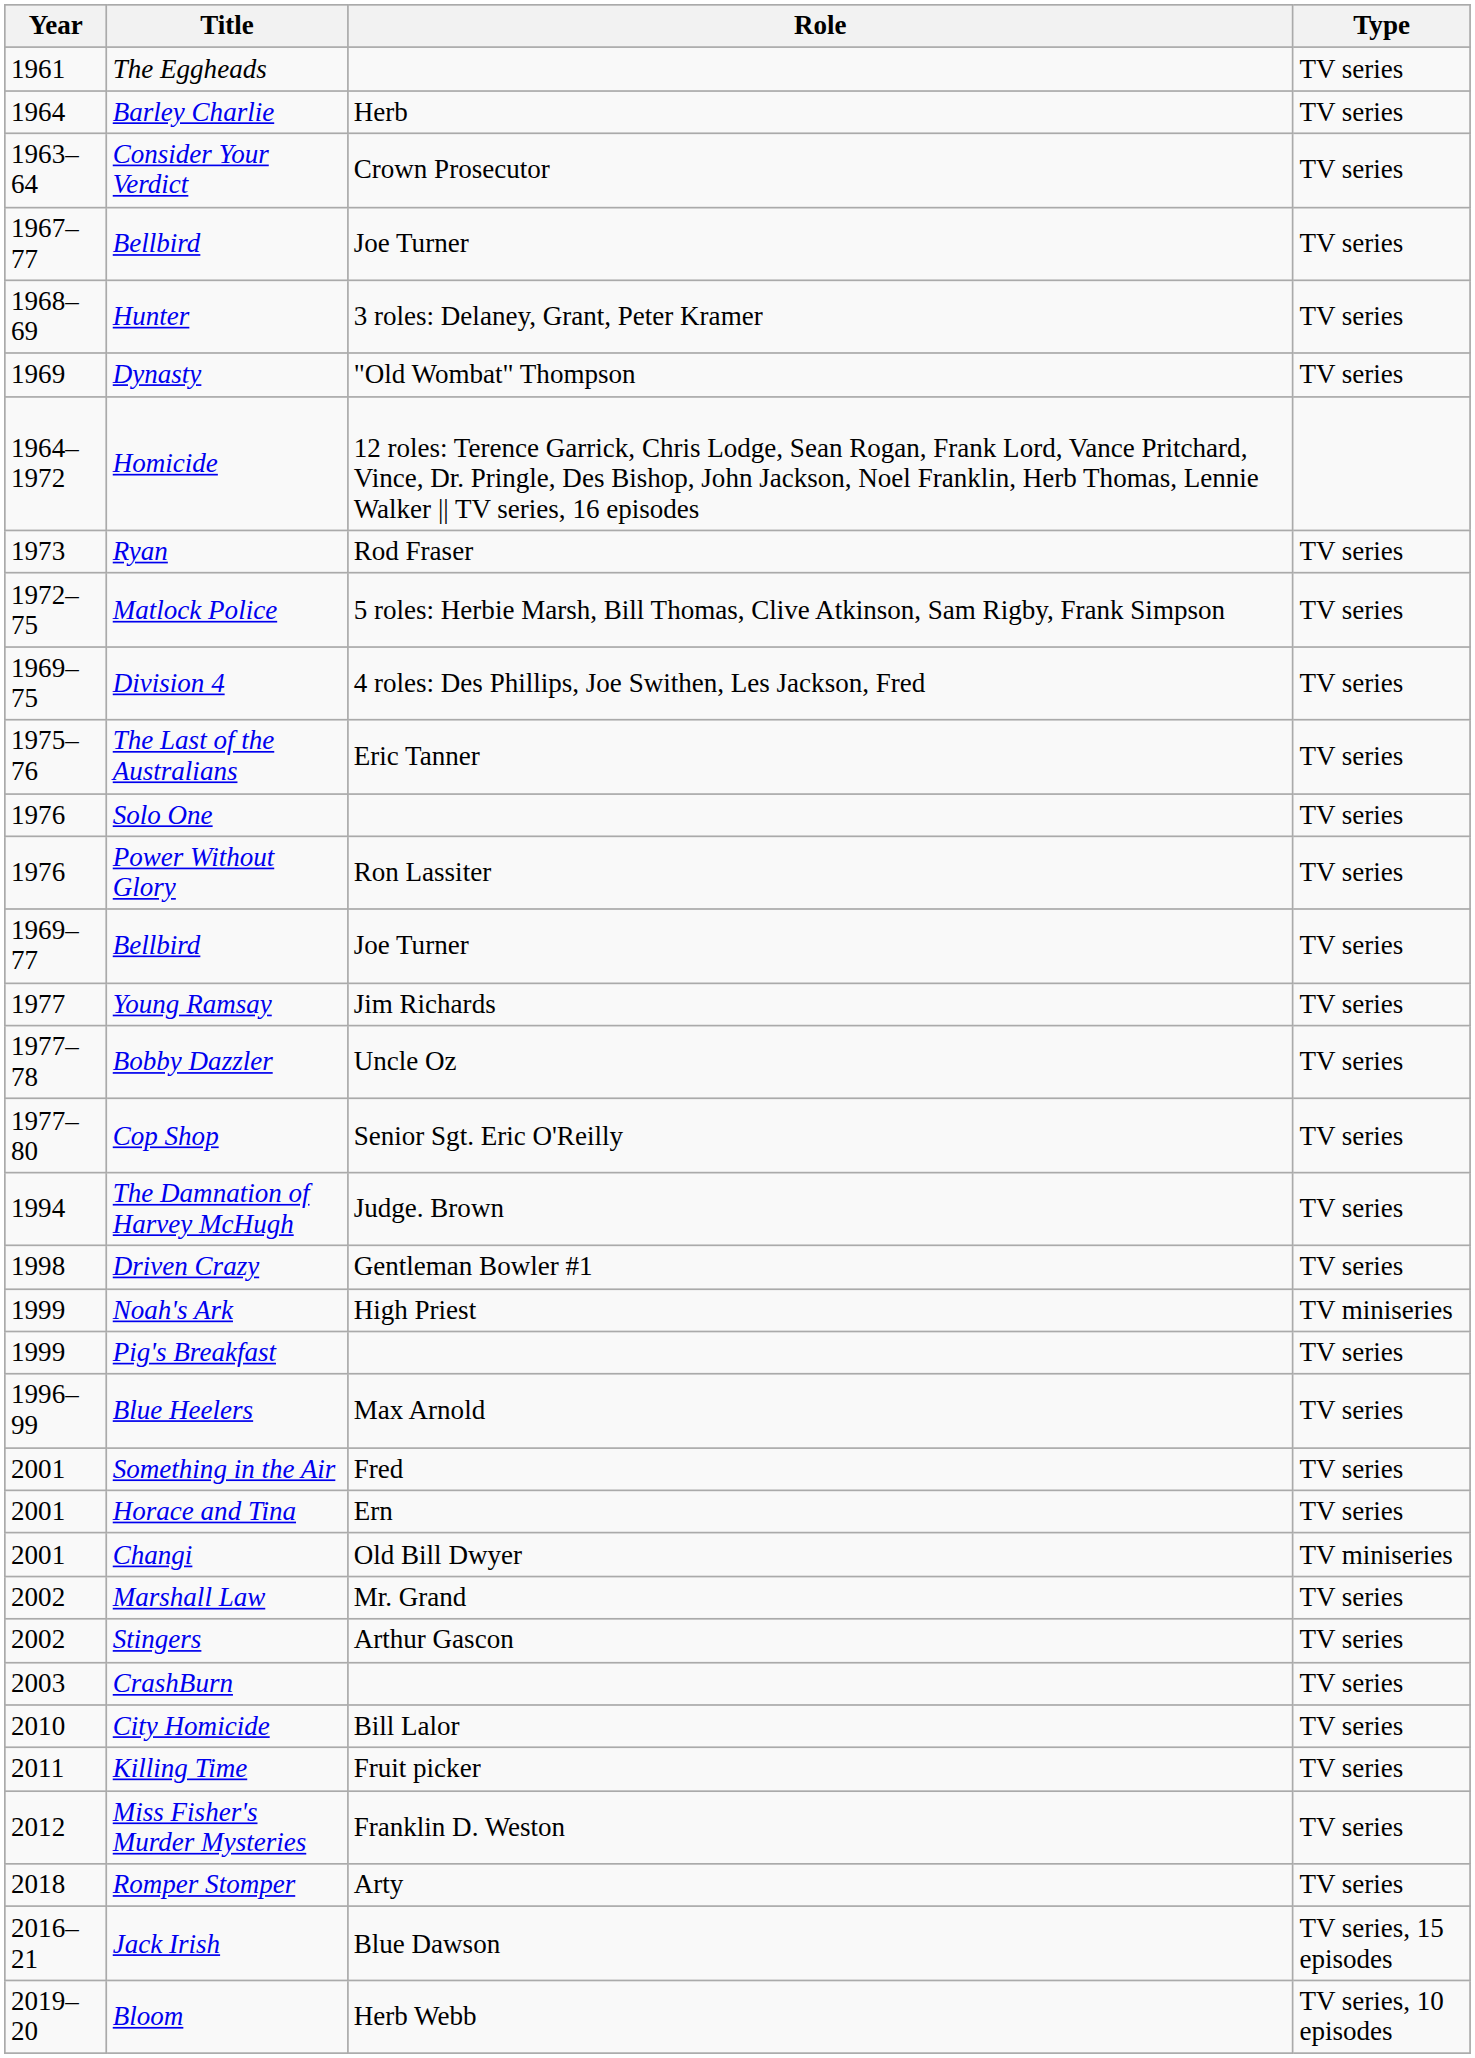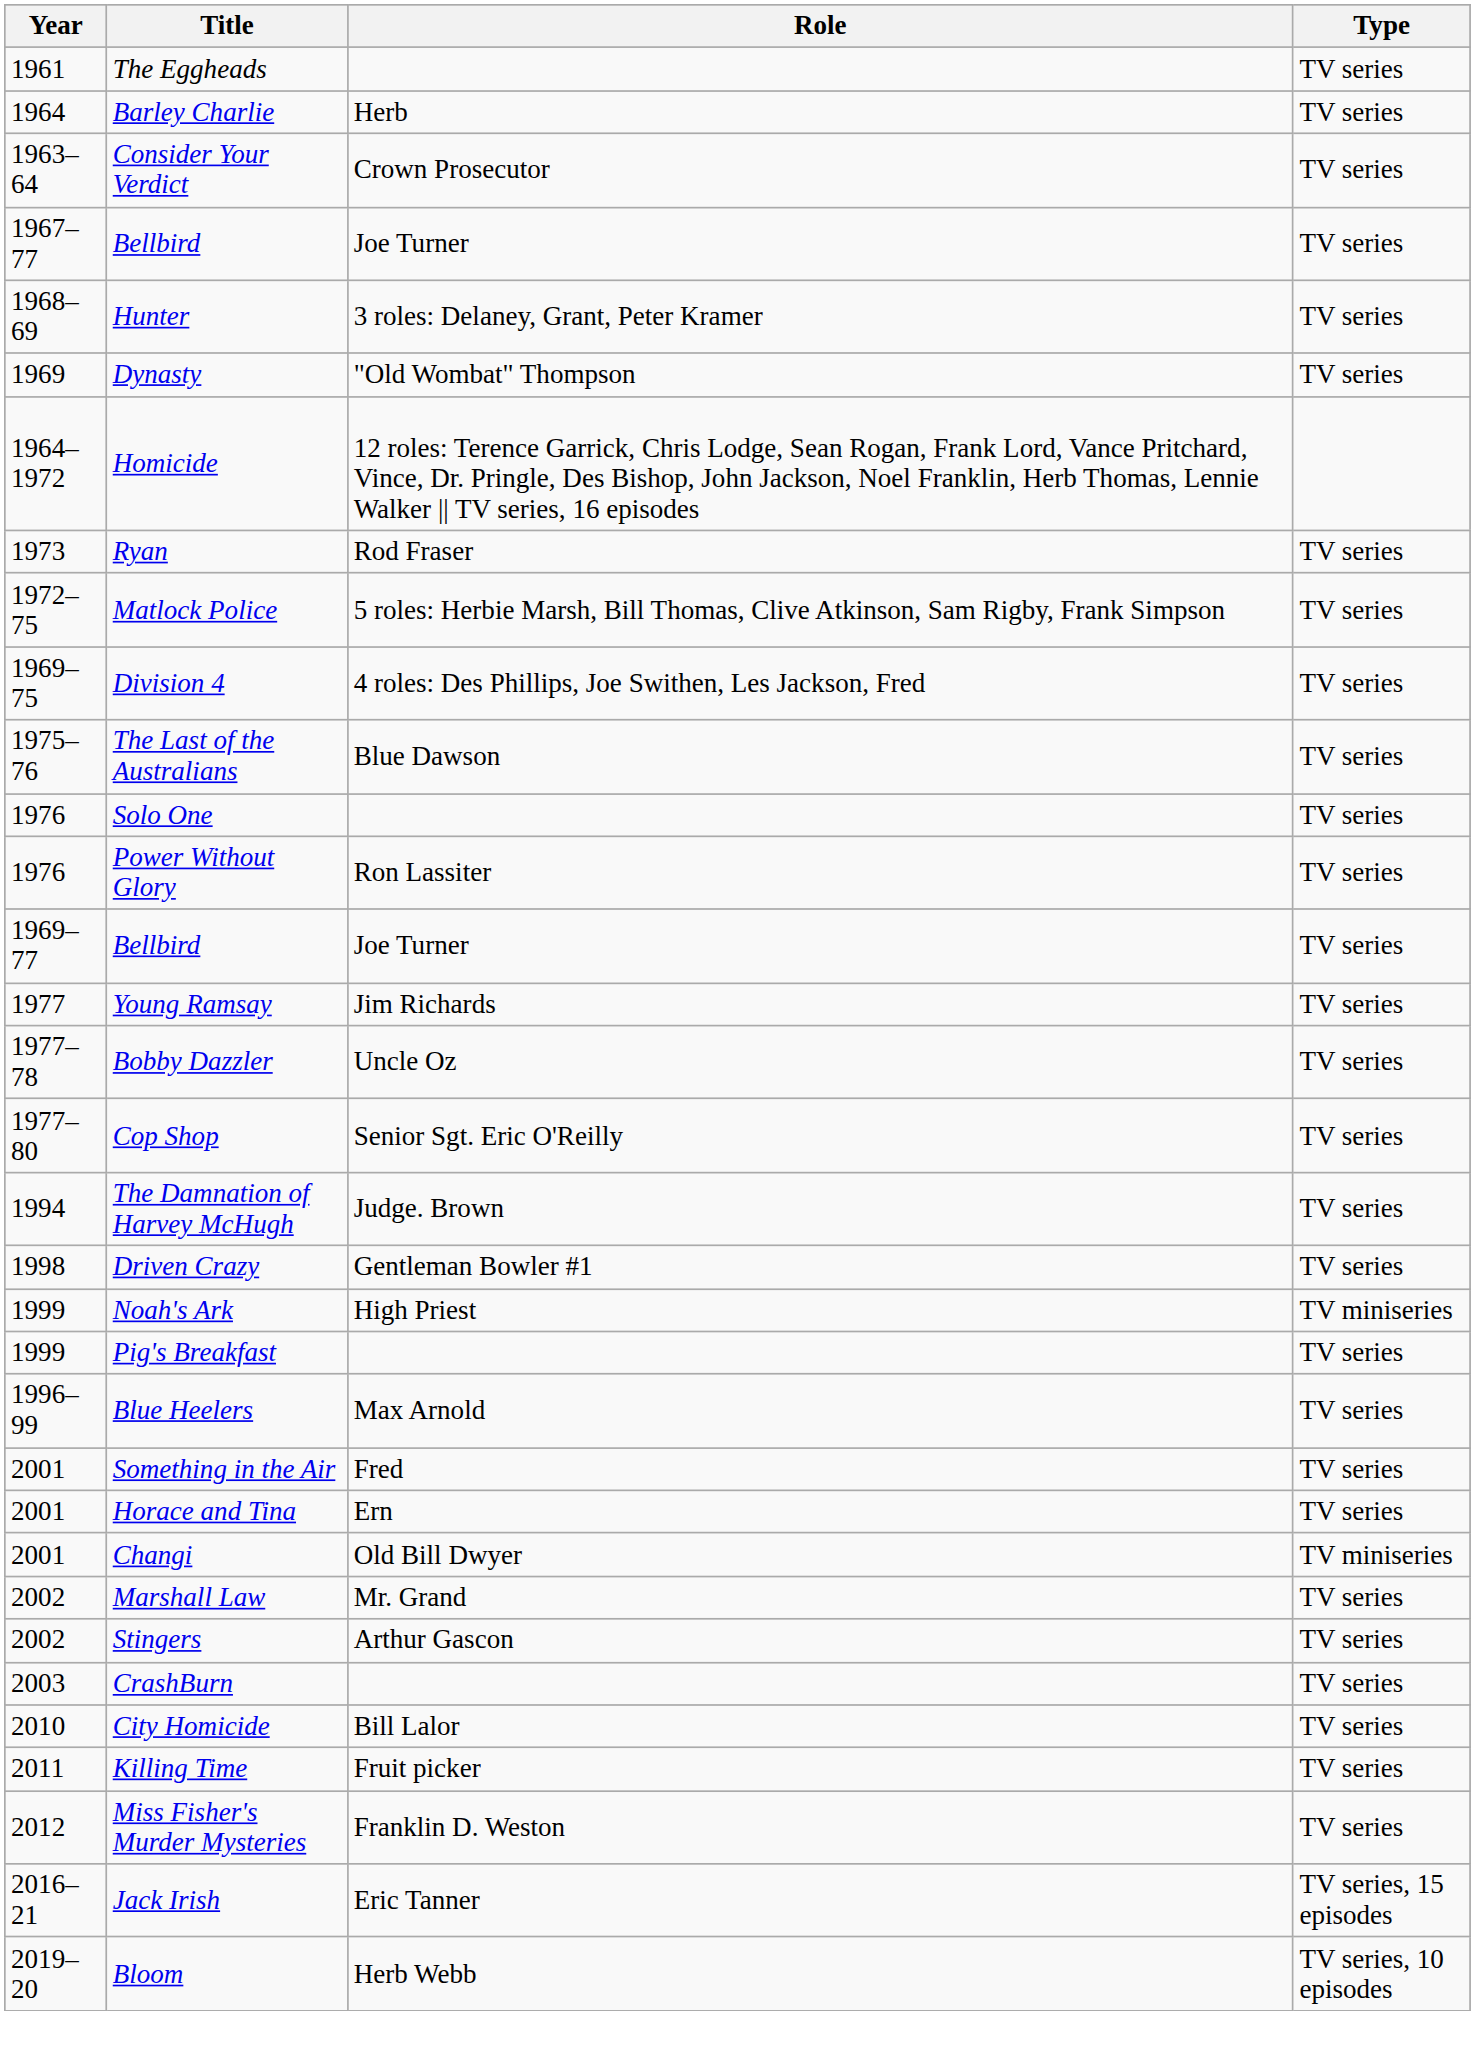(417, 756) Eric Tanner -> (427, 756) Blue Dawson
- row: (38, 1884)
(427, 1943) Blue Dawson -> (417, 1900) Eric Tanner
